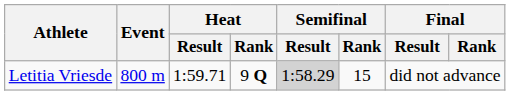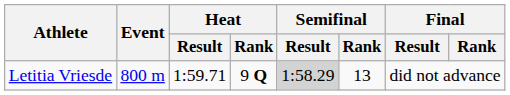(362, 75) 15 -> (362, 75) 13
